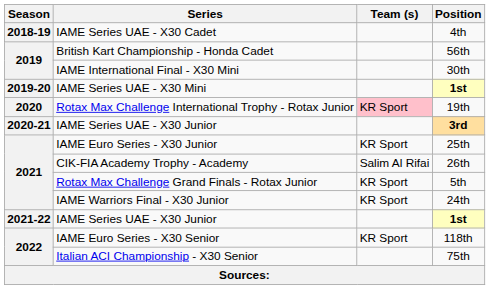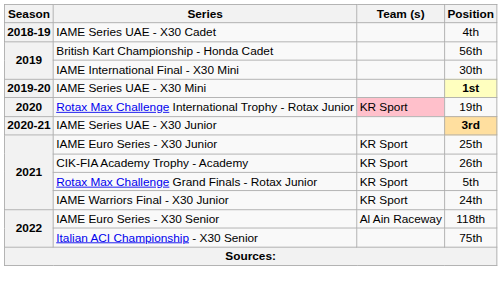(394, 163) Salim Al Rifai -> (384, 163) KR Sport
- row: (136, 219)
(384, 237) KR Sport -> (401, 219) Al Ain Raceway
